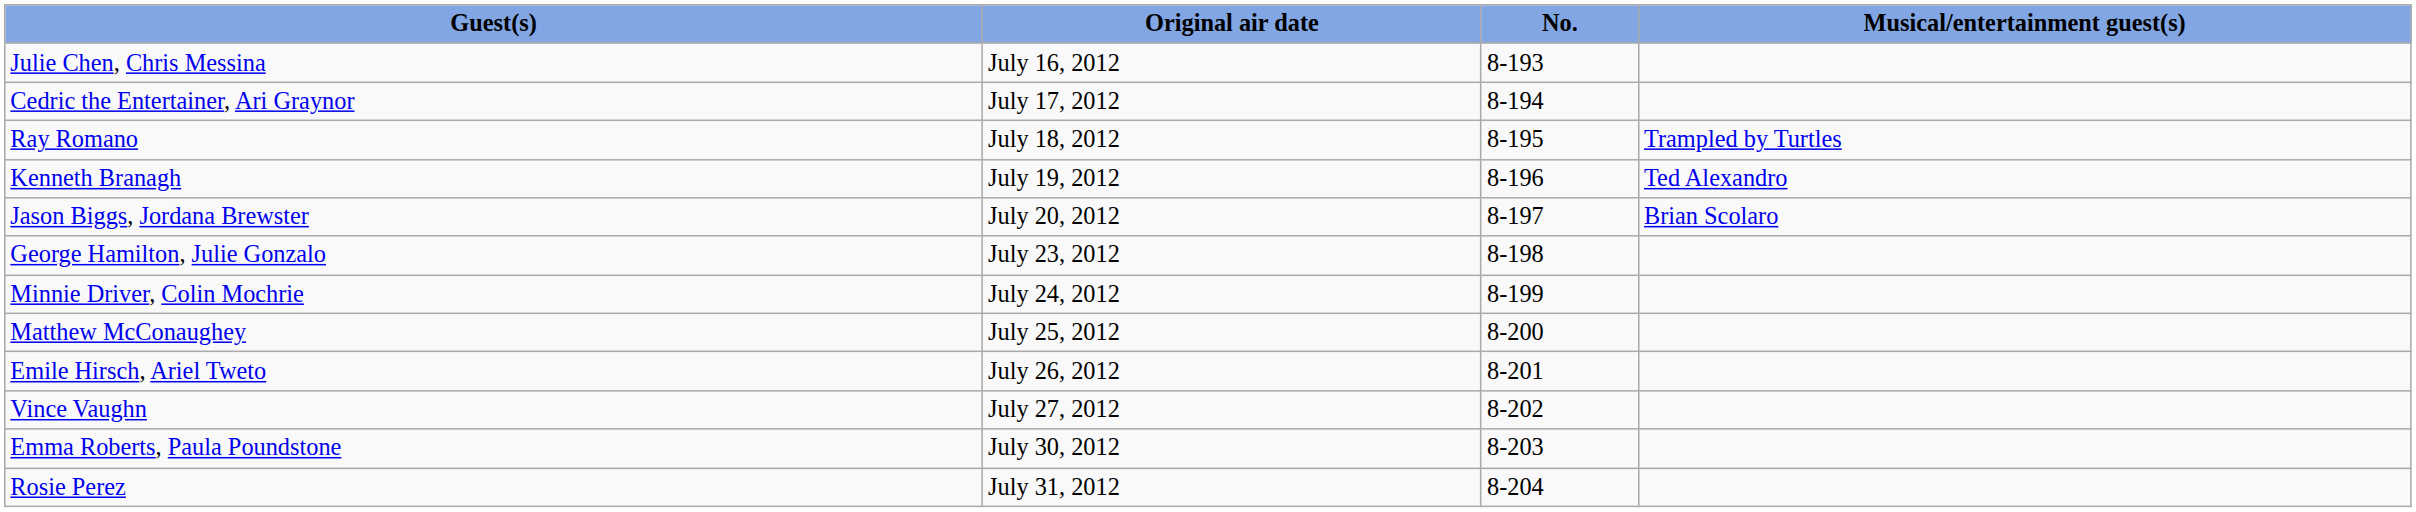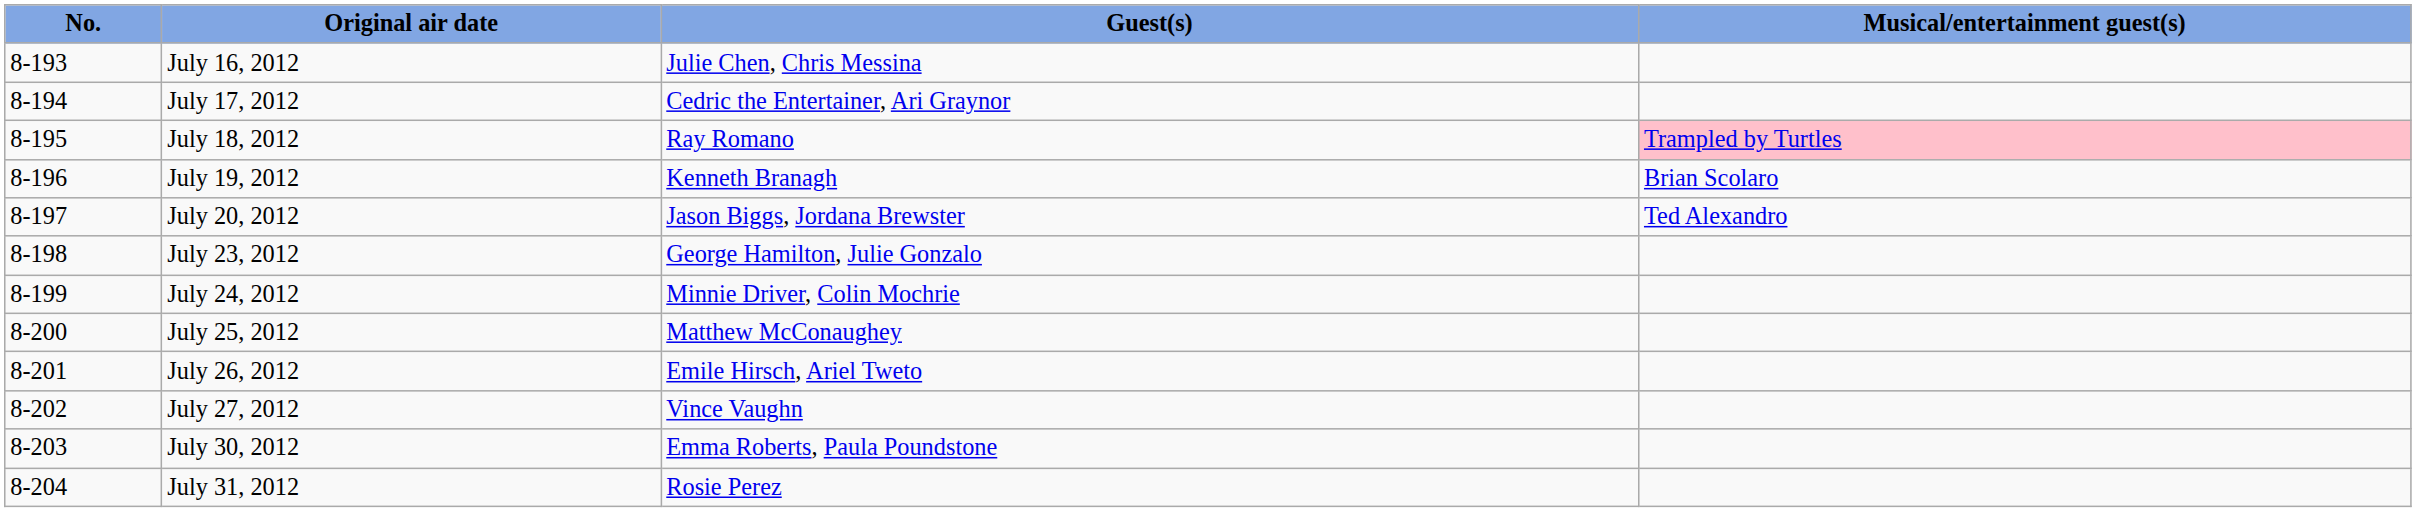columns swapped: (1560, 23) <-> (494, 23)
(1743, 139) no background -> (1743, 139) pink background
(1716, 178) Ted Alexandro -> (1711, 178) Brian Scolaro
(1711, 216) Brian Scolaro -> (1716, 216) Ted Alexandro
